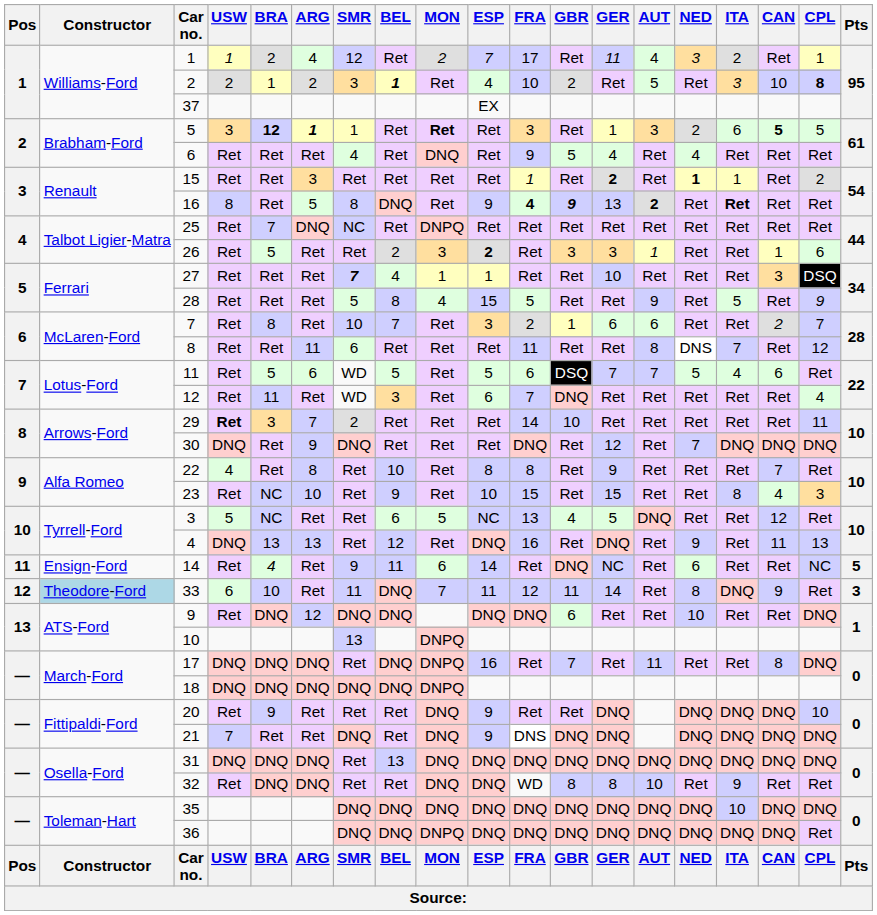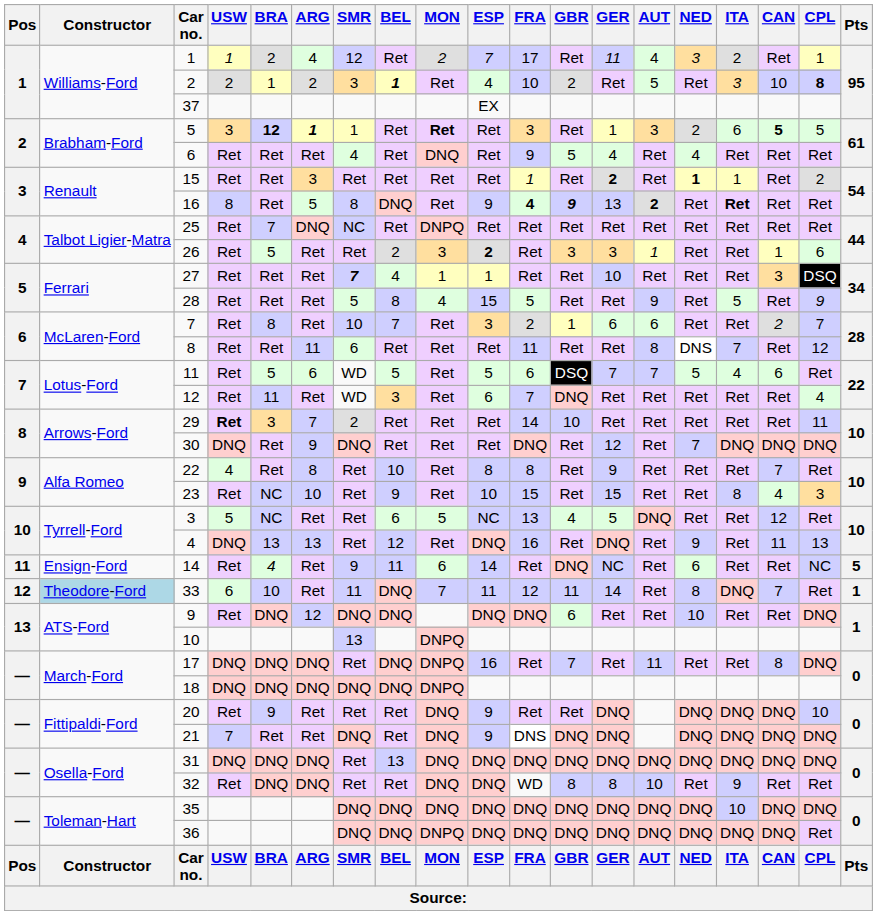(779, 590) 9 -> (779, 590) 7
(856, 590) 3 -> (856, 590) 1
